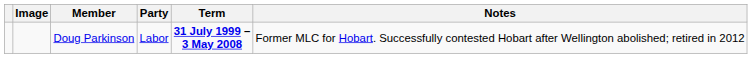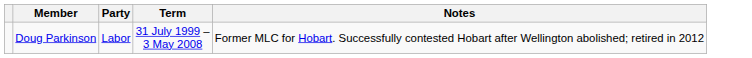- column: (32, 13)
(212, 37) bold -> (173, 37) normal
